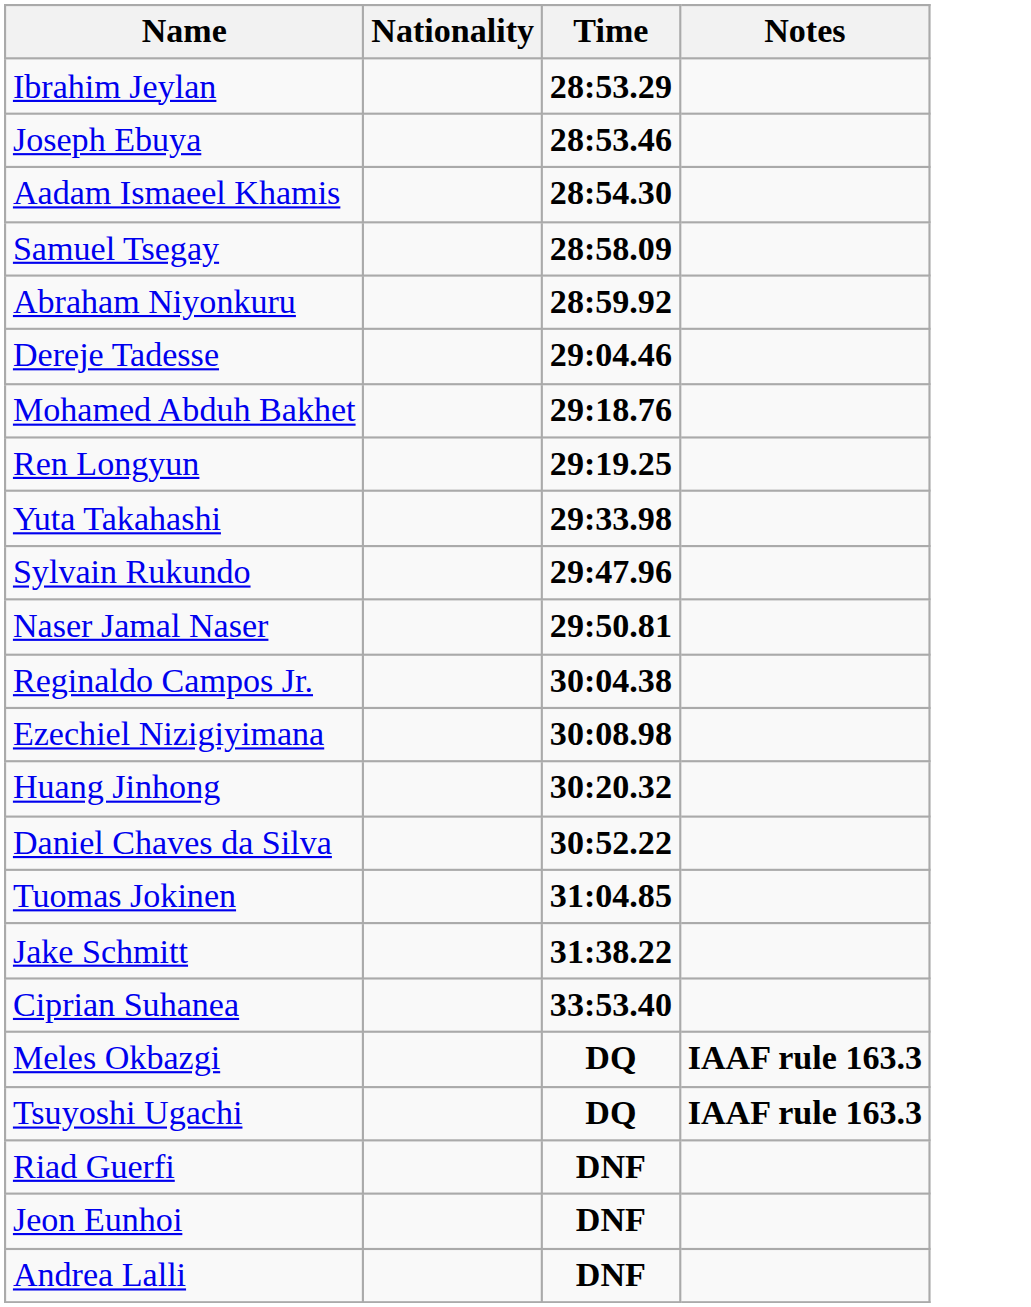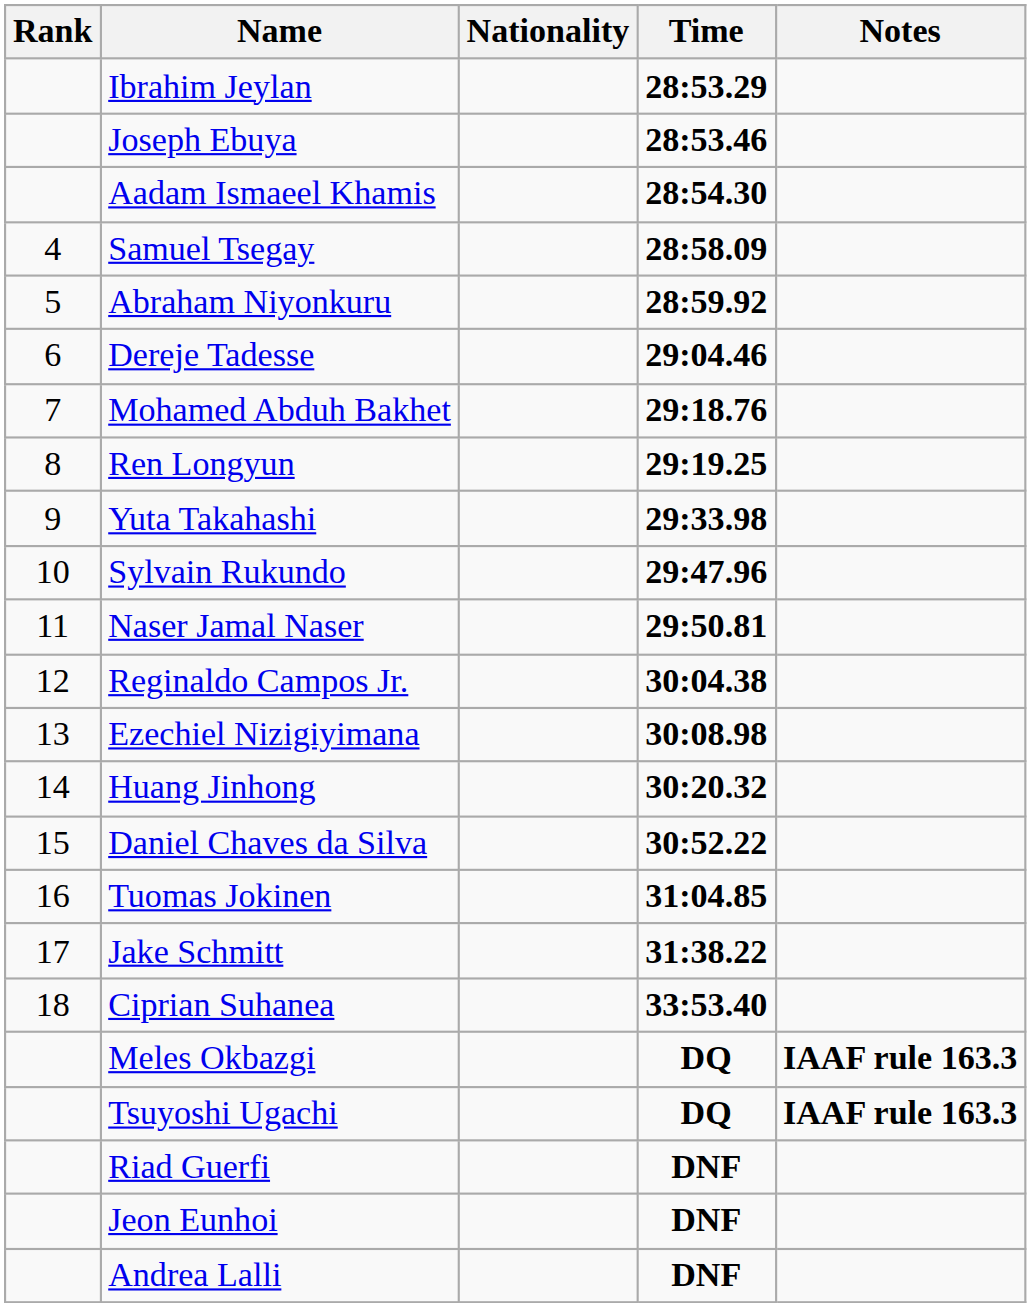+ column: (53, 31)
